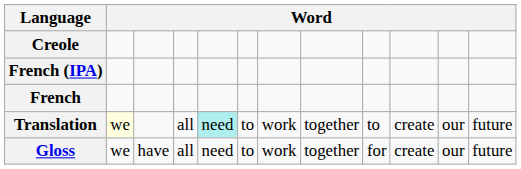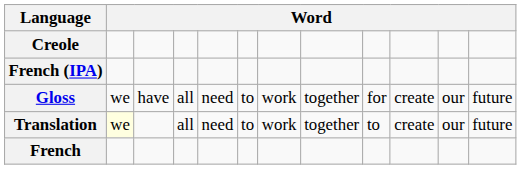rows swapped: (55, 97) <-> (55, 151)
(217, 124) paleturquoise background -> (217, 124) no background
